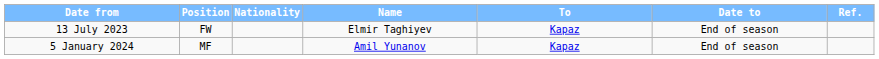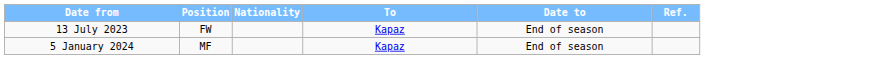- column: (390, 12)
